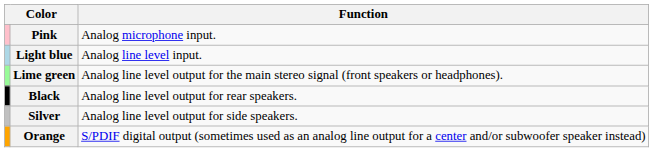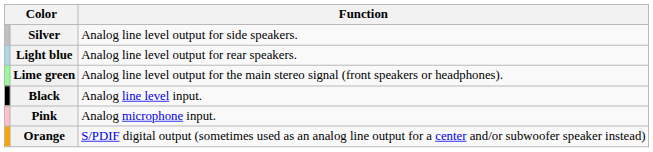rows swapped: (44, 34) <-> (44, 116)
(142, 55) Analog line level input. -> (189, 55) Analog line level output for rear speakers.
(189, 95) Analog line level output for rear speakers. -> (142, 95) Analog line level input.
